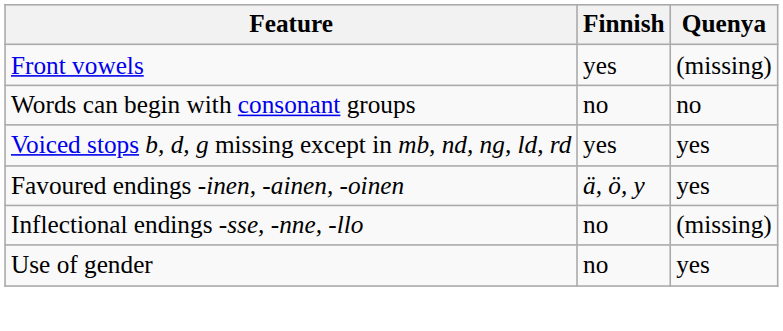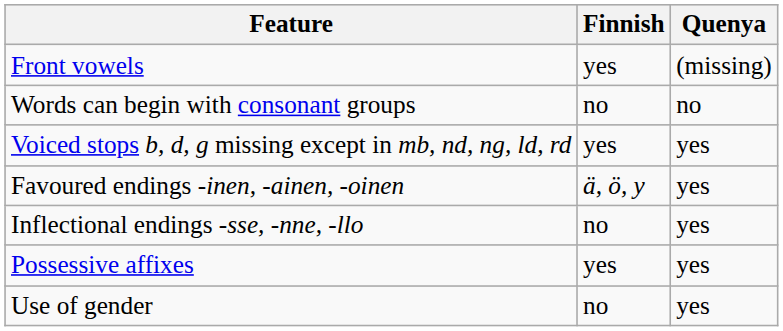(724, 225) (missing) -> (693, 225) yes
+ row: (102, 265)
